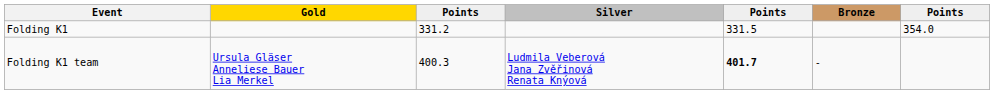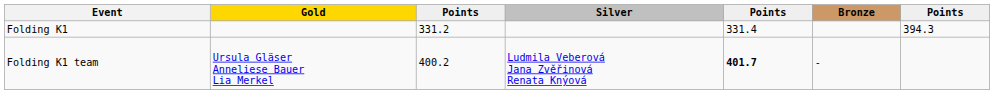(741, 29) 331.5 -> (741, 29) 331.4
(919, 29) 354.0 -> (919, 29) 394.3
(434, 63) 400.3 -> (434, 63) 400.2
